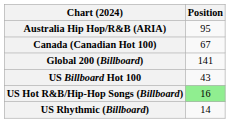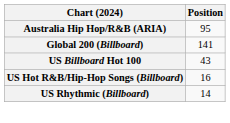- row: (95, 45)
(205, 93) lightgreen background -> (205, 77) no background
